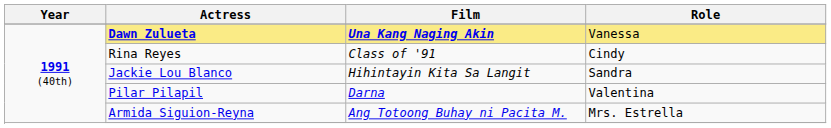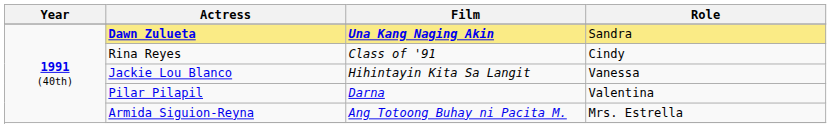(614, 34) Vanessa -> (610, 34) Sandra
(610, 73) Sandra -> (614, 73) Vanessa
